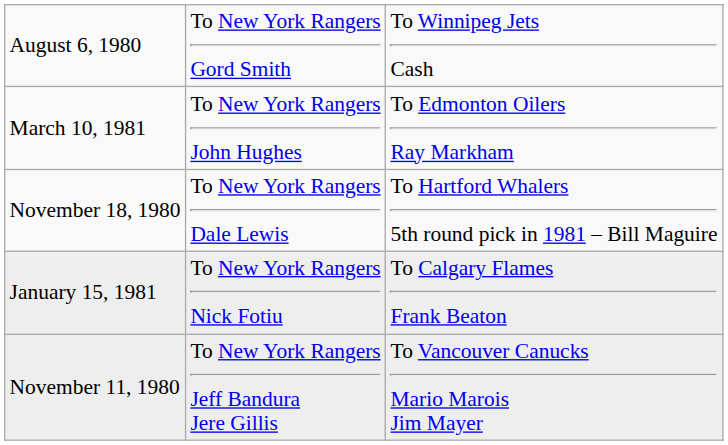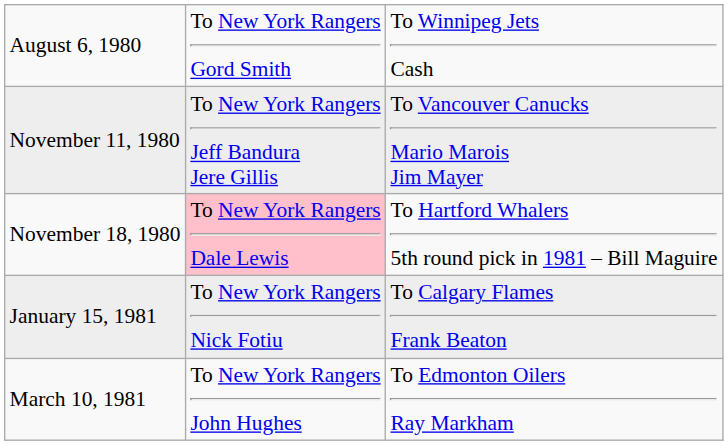rows swapped: (95, 386) <-> (78, 127)
(286, 210) no background -> (286, 234) pink background
